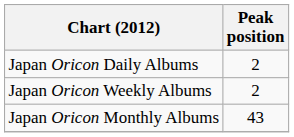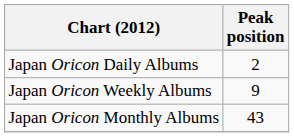(256, 90) 2 -> (256, 90) 9
